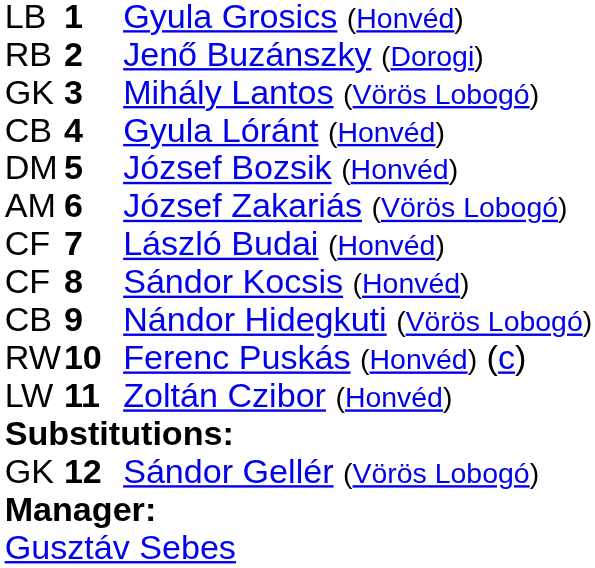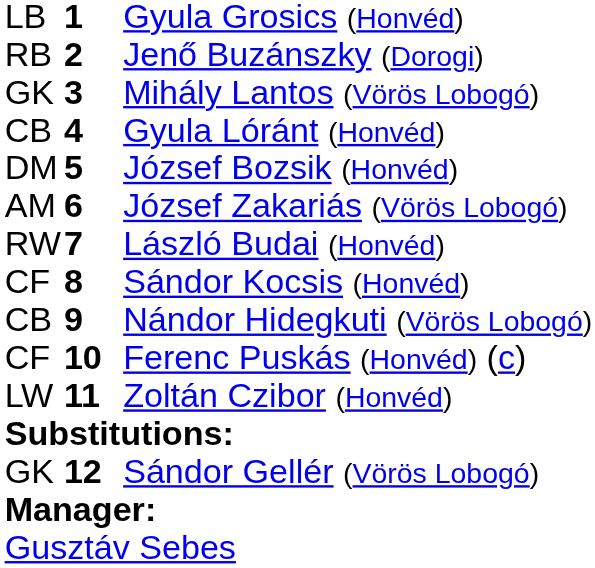(27, 243) CF -> (33, 243) RW
(33, 357) RW -> (27, 357) CF
